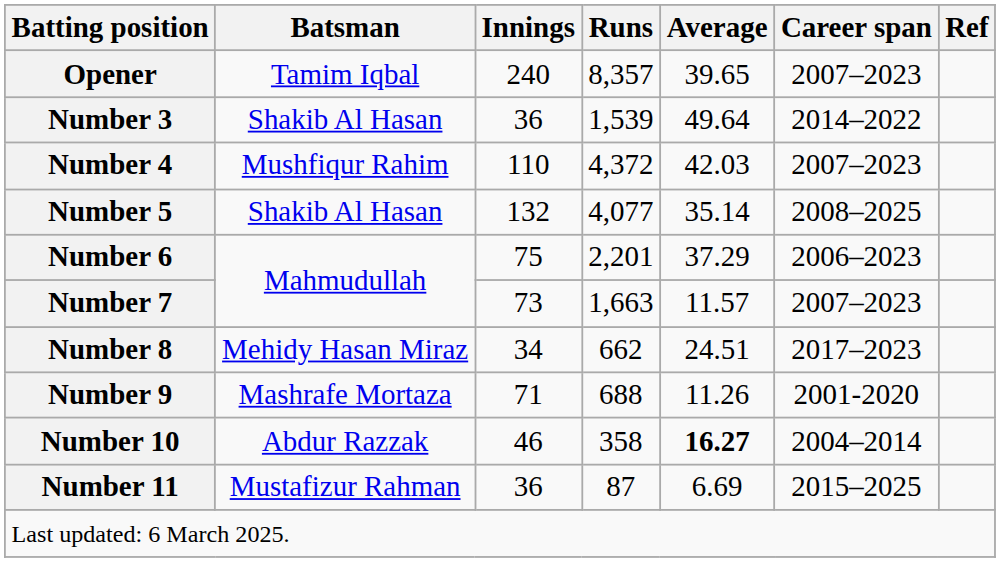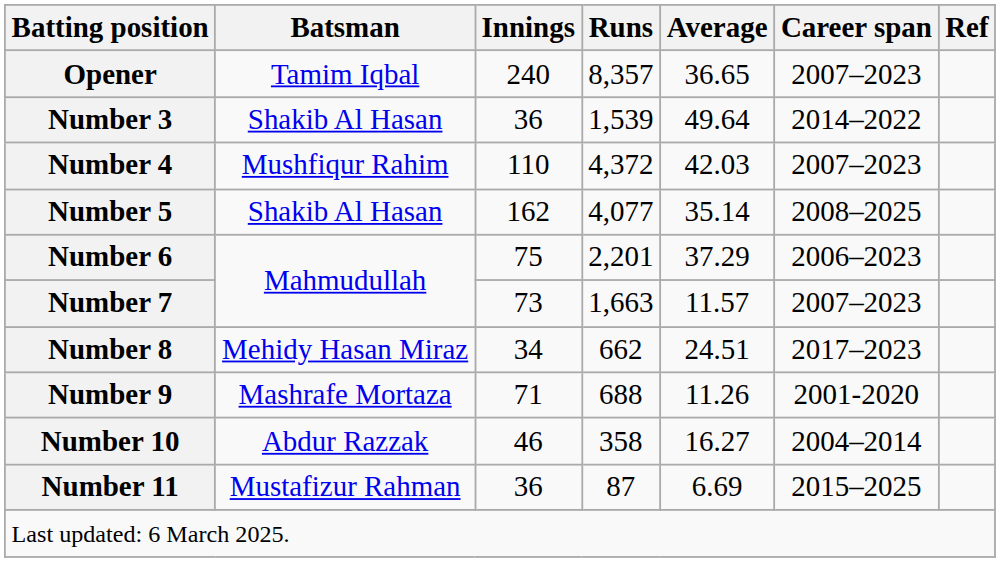(717, 73) 39.65 -> (717, 73) 36.65
(528, 211) 132 -> (528, 211) 162
(717, 440) bold -> (717, 440) normal
